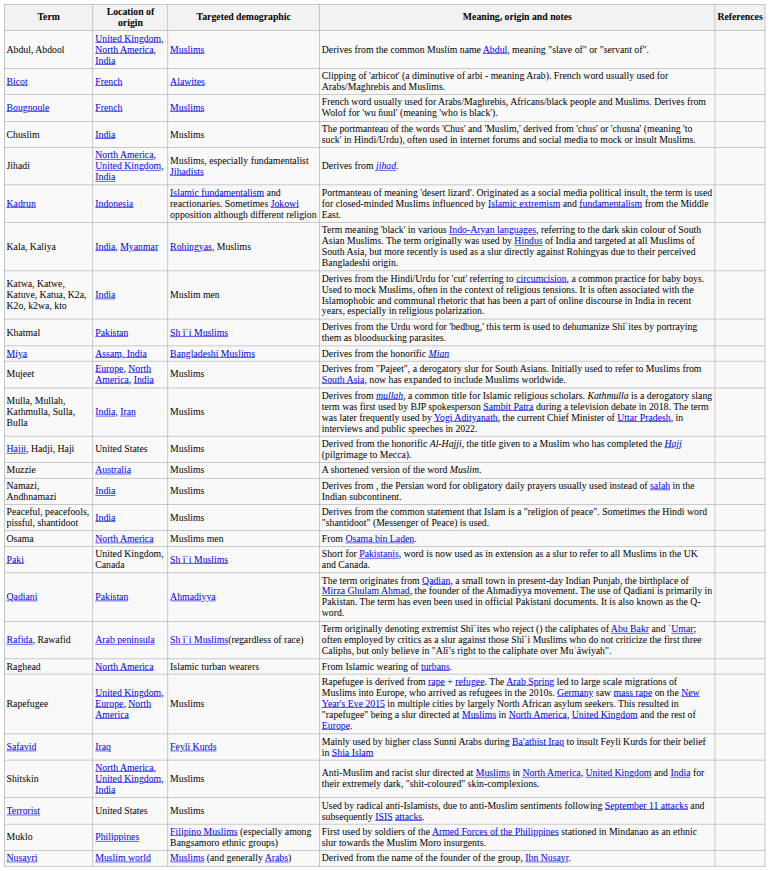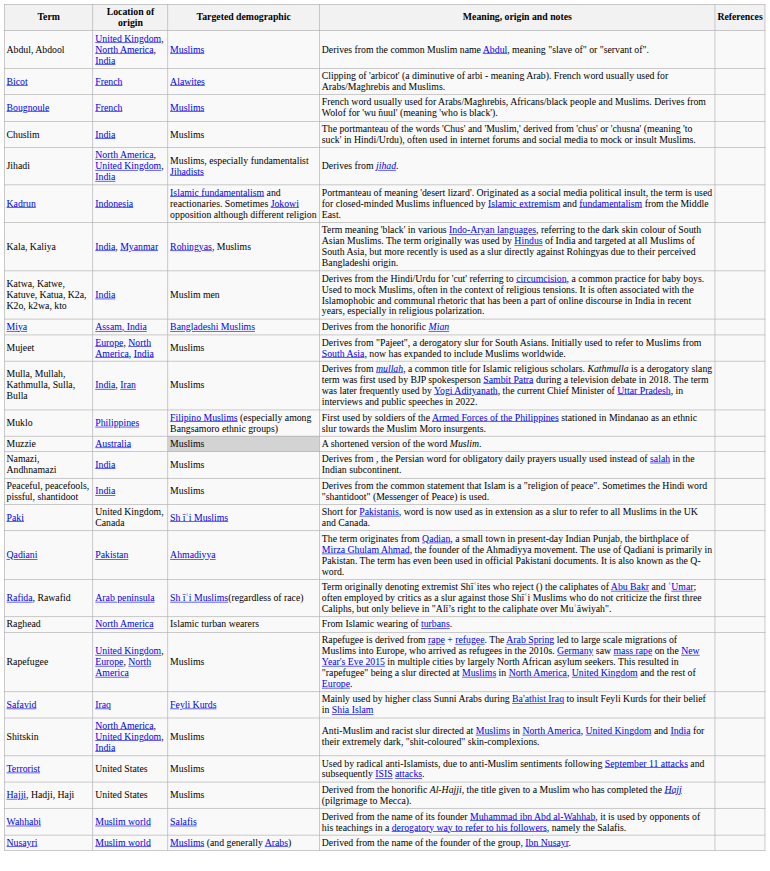- row: (23, 332)
rows swapped: (20, 837) <-> (40, 449)
(187, 470) no background -> (187, 444) lightgrey background
- row: (20, 538)
+ row: (24, 821)
